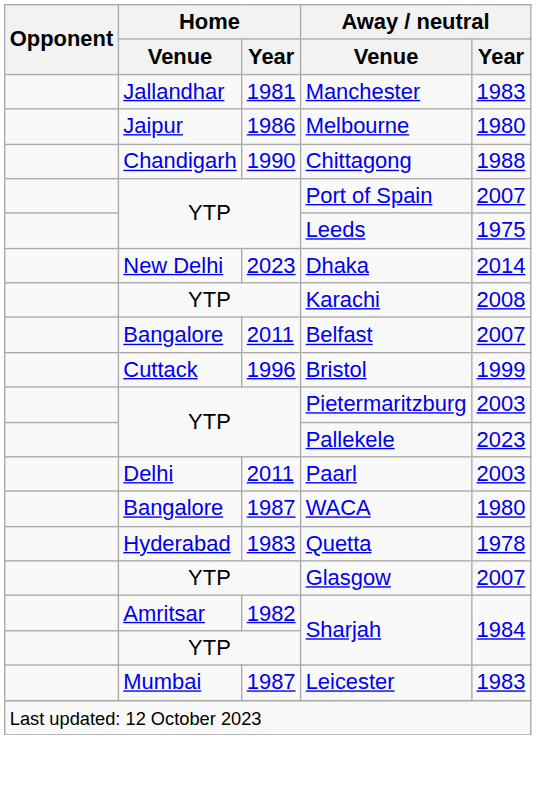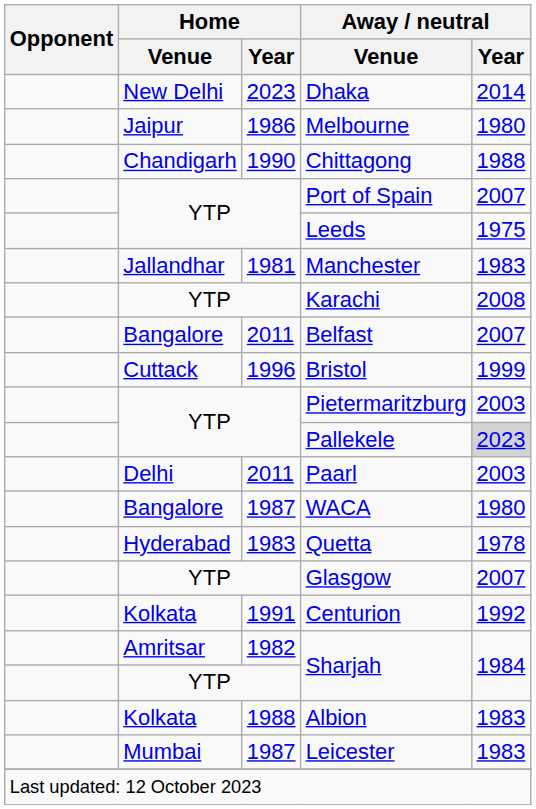rows swapped: (173, 265) <-> (174, 91)
(501, 439) no background -> (501, 439) lightgrey background
+ row: (160, 612)
+ row: (160, 717)
